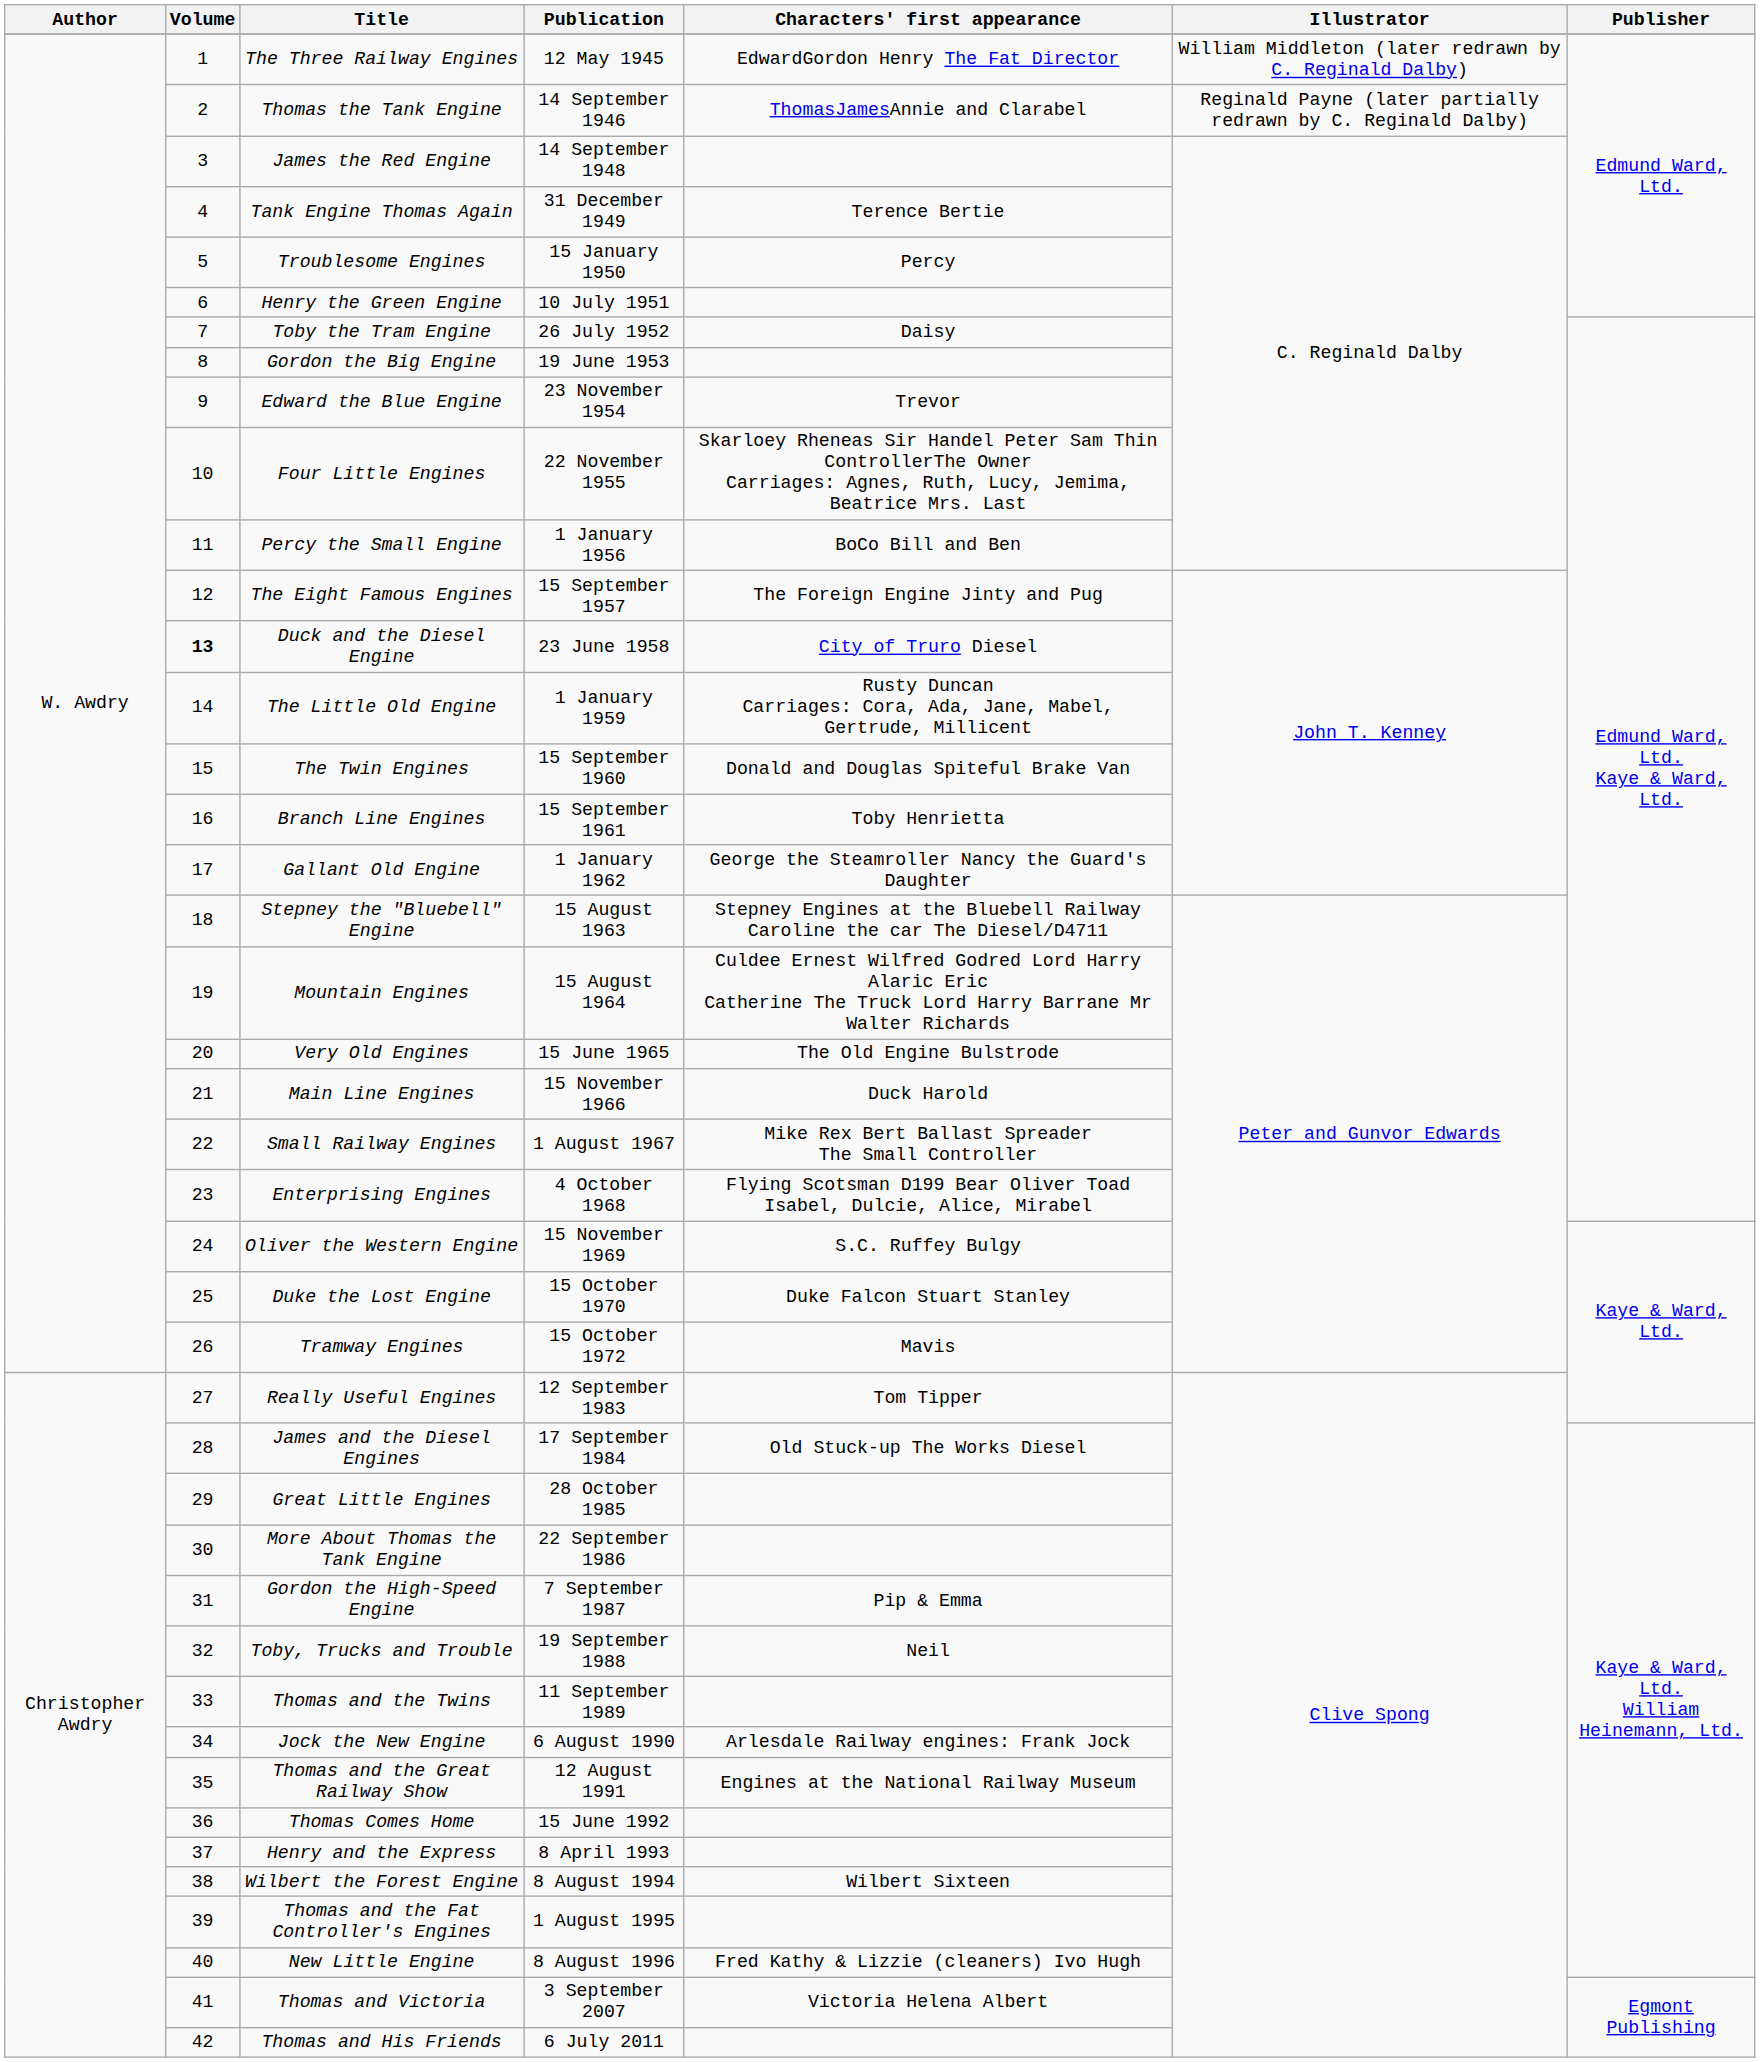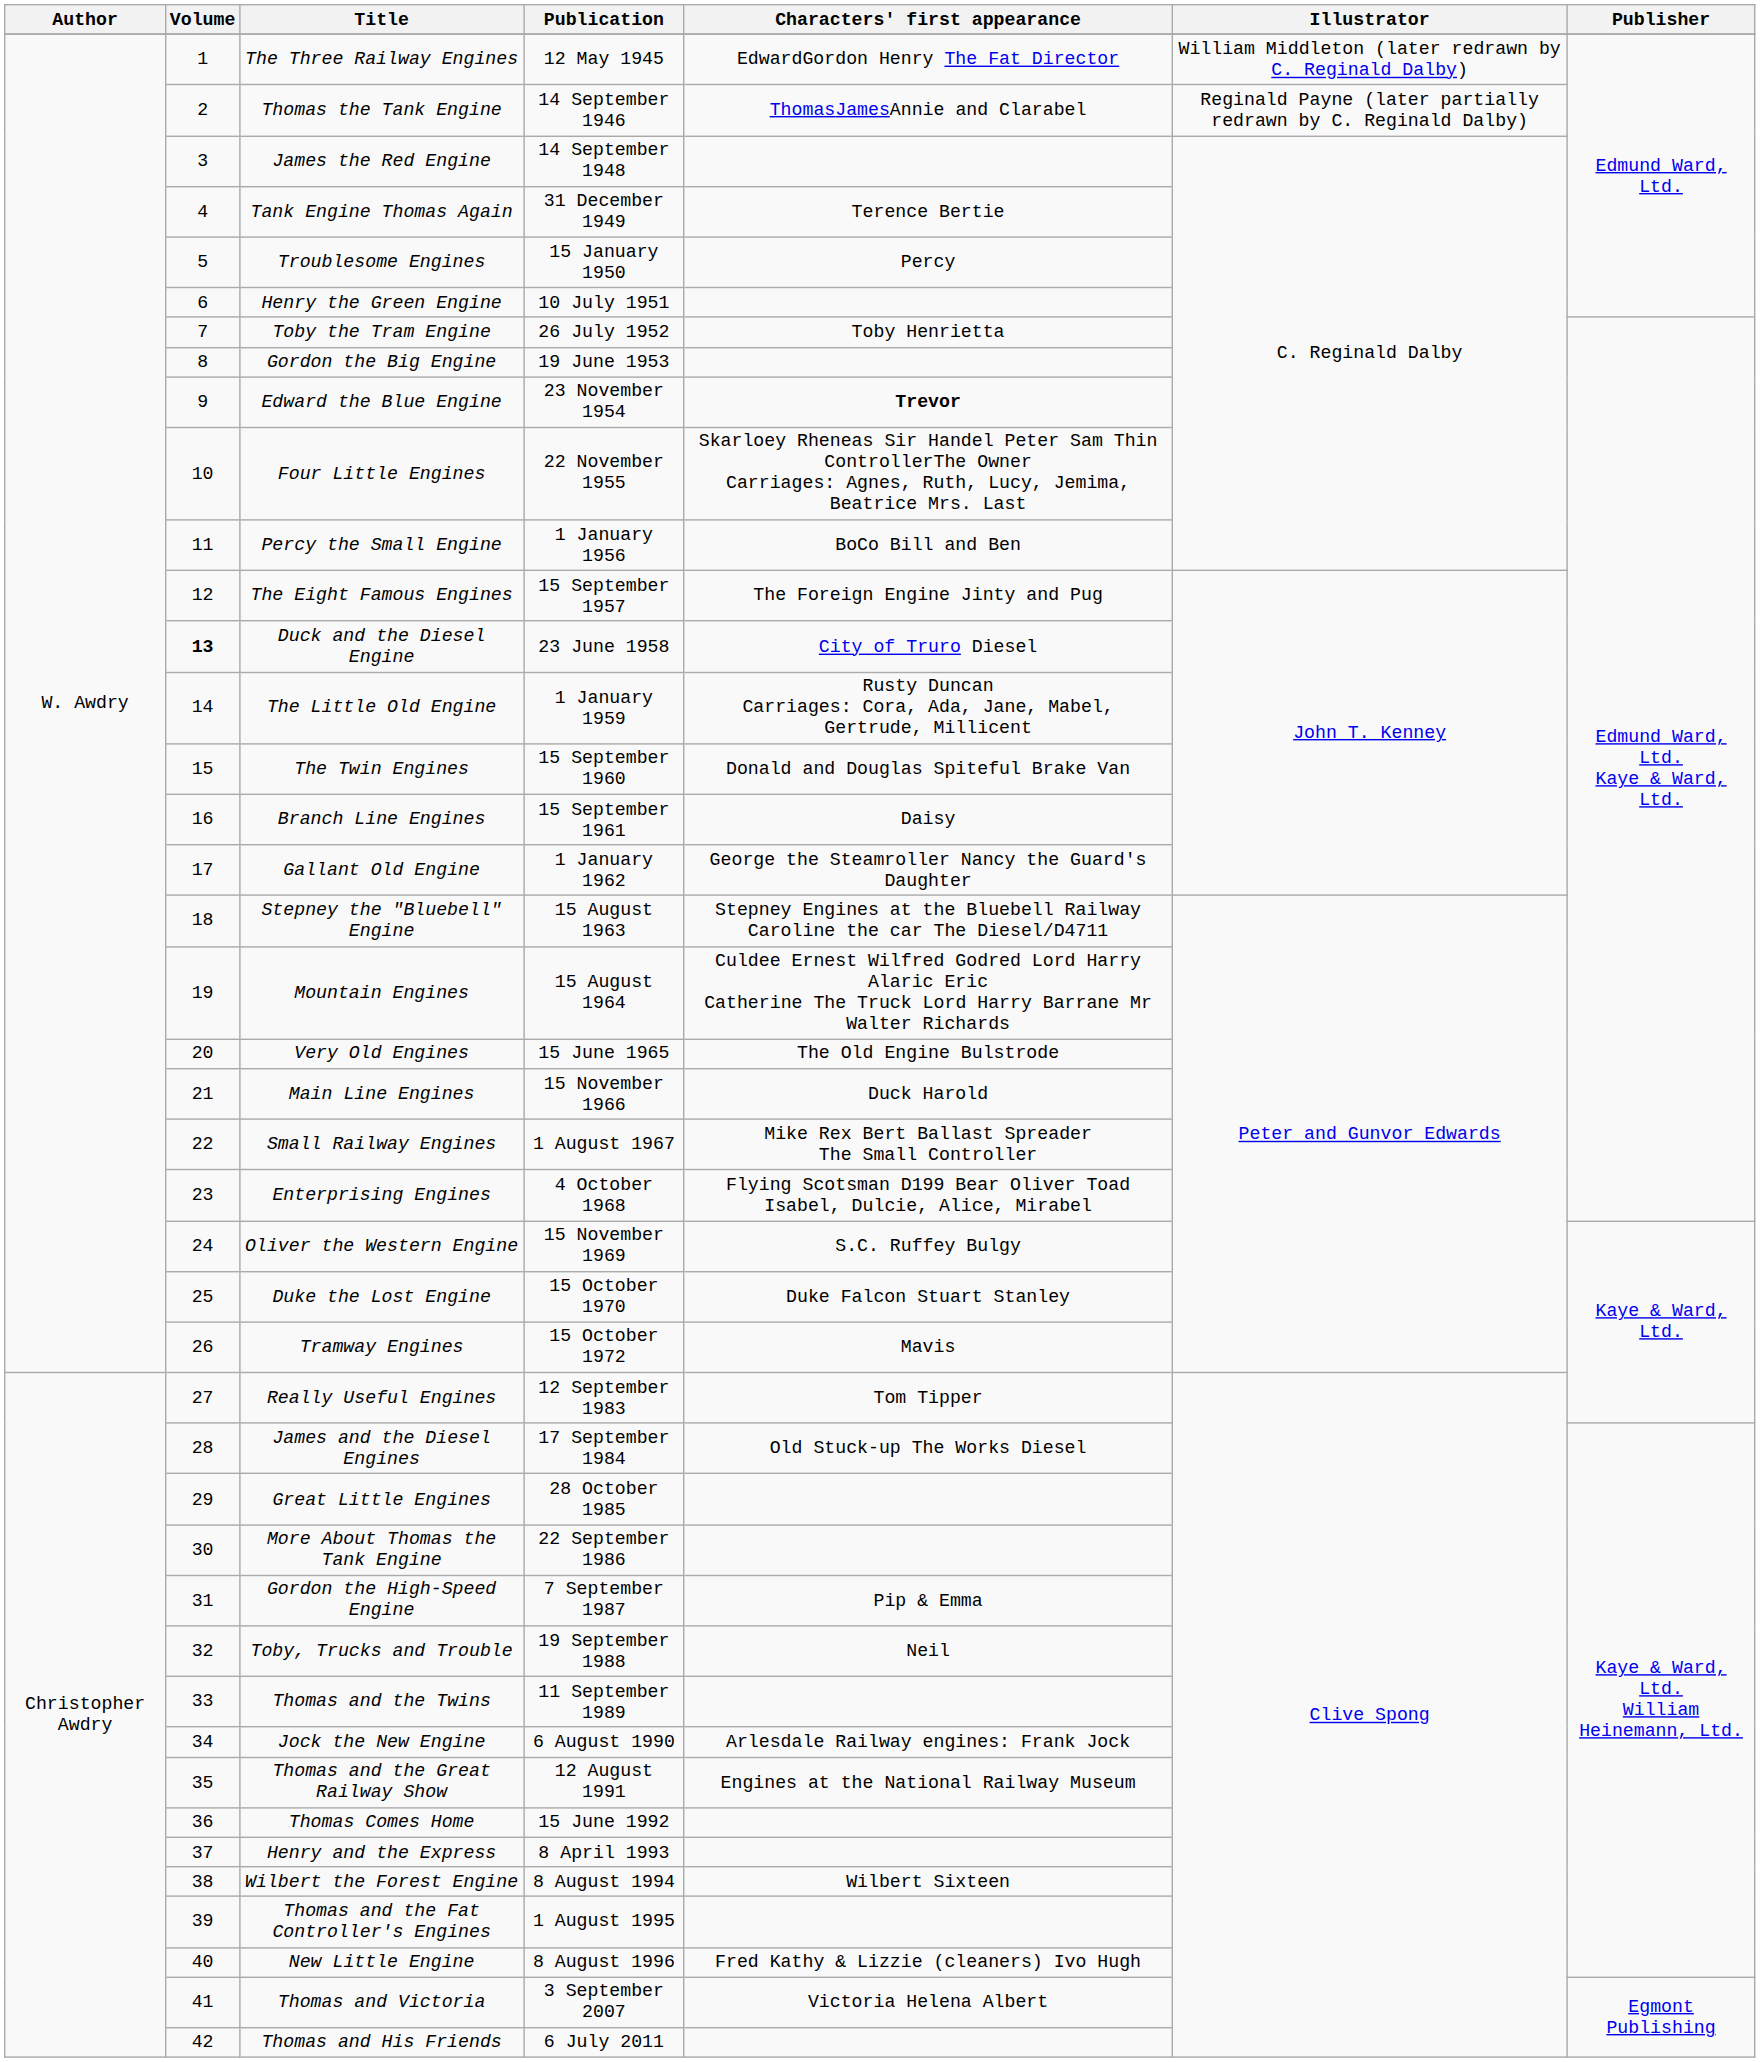(928, 332) Daisy -> (928, 332) Toby Henrietta
(928, 402) normal -> (928, 402) bold
(928, 820) Toby Henrietta -> (928, 820) Daisy
